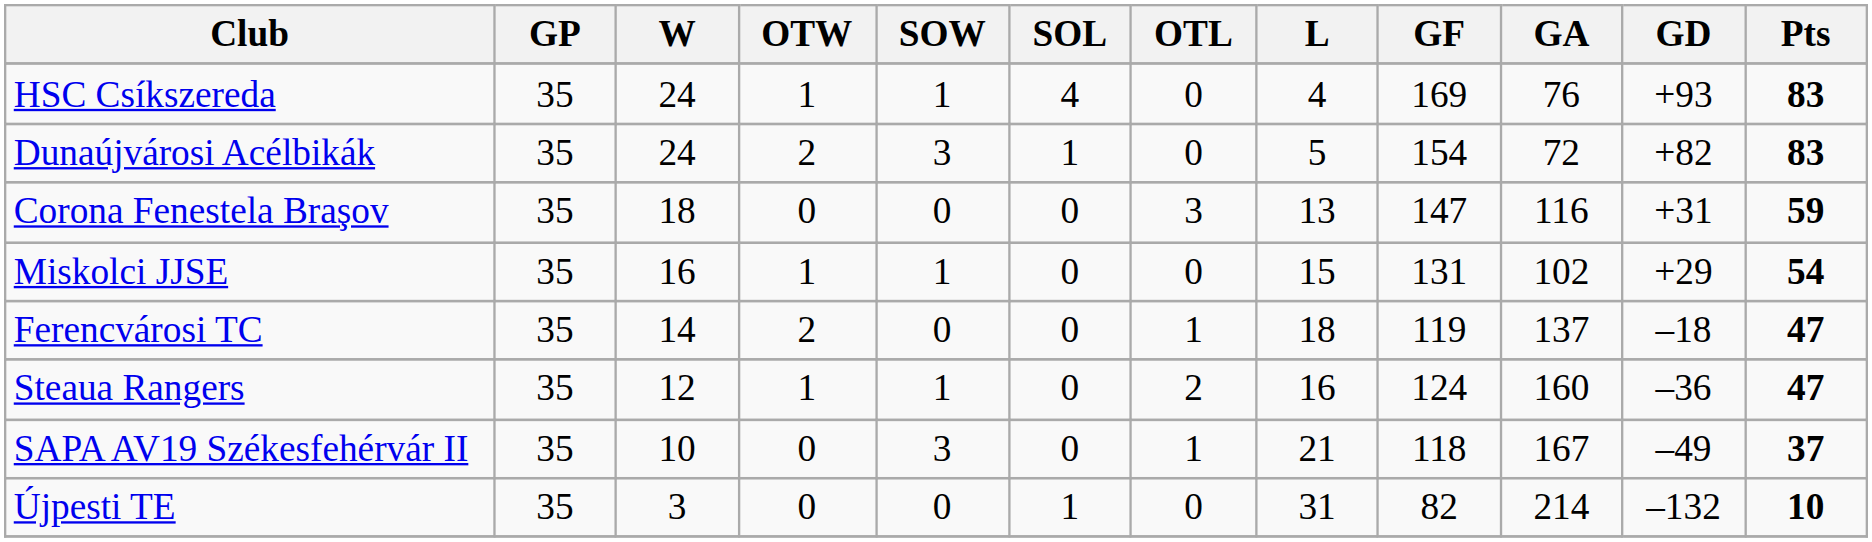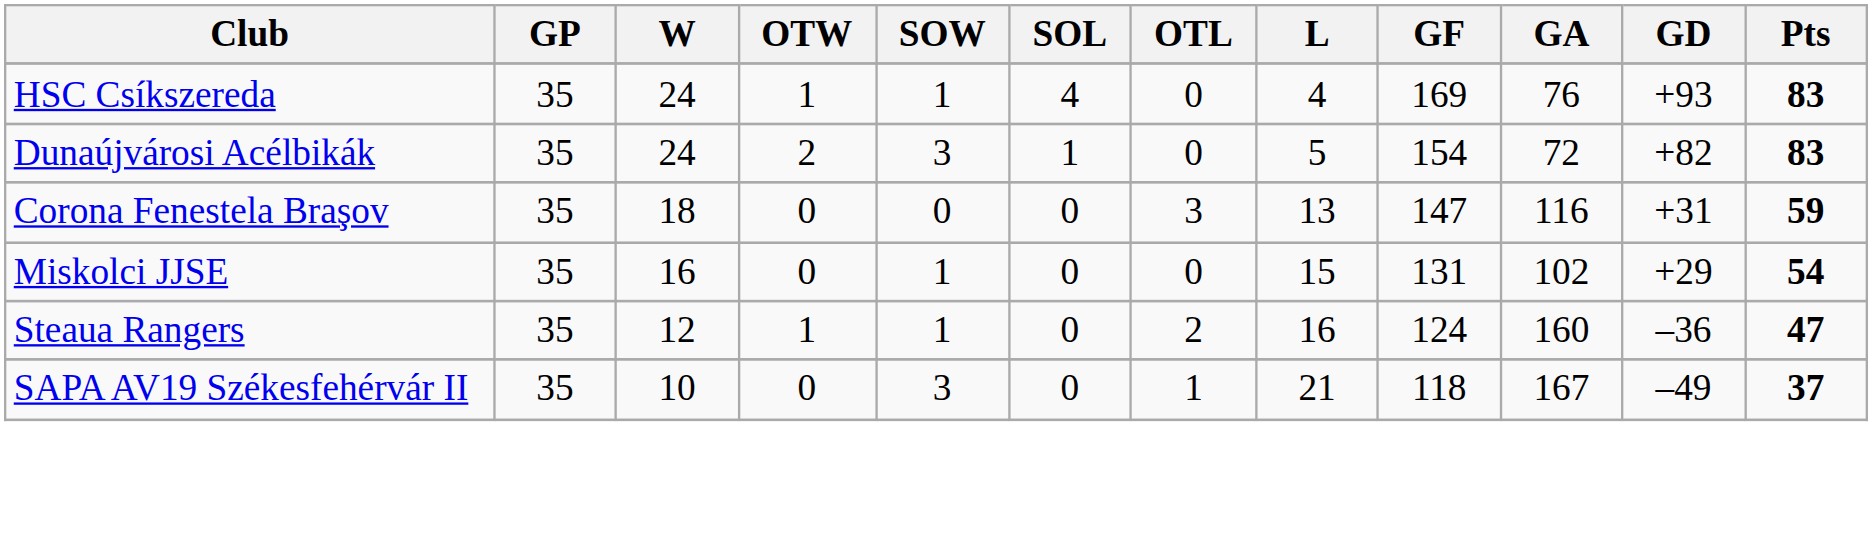(807, 270) 1 -> (807, 270) 0
- row: (138, 329)
- row: (95, 507)
